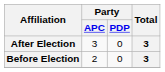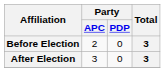rows swapped: (43, 59) <-> (43, 43)
